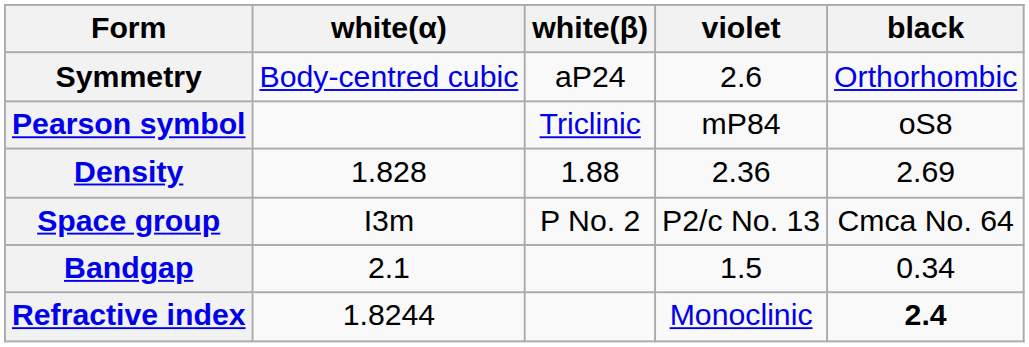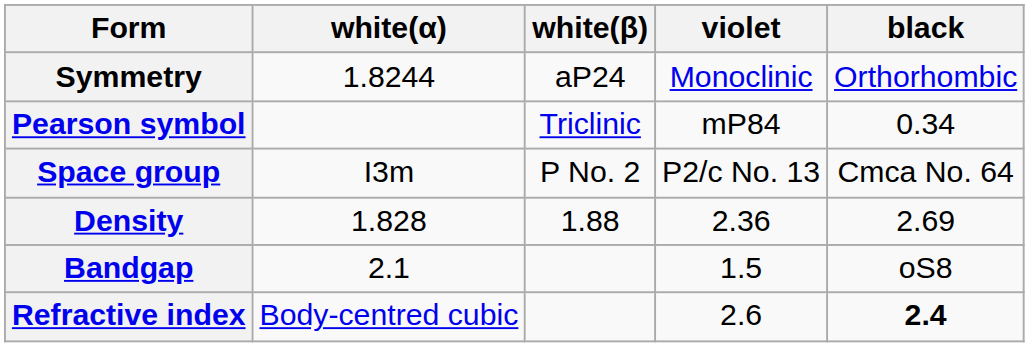(389, 76) Body-centred cubic -> (389, 76) 1.8244
(741, 76) 2.6 -> (741, 76) Monoclinic
(926, 124) oS8 -> (926, 124) 0.34
rows swapped: (129, 220) <-> (129, 172)
(926, 268) 0.34 -> (926, 268) oS8
(389, 316) 1.8244 -> (389, 316) Body-centred cubic
(741, 316) Monoclinic -> (741, 316) 2.6
